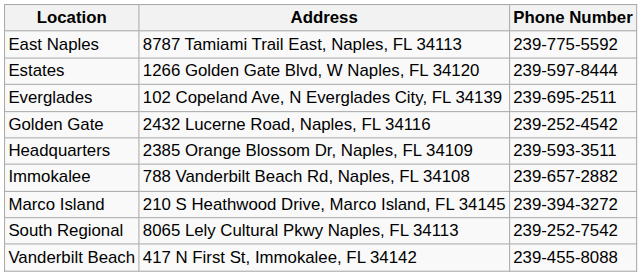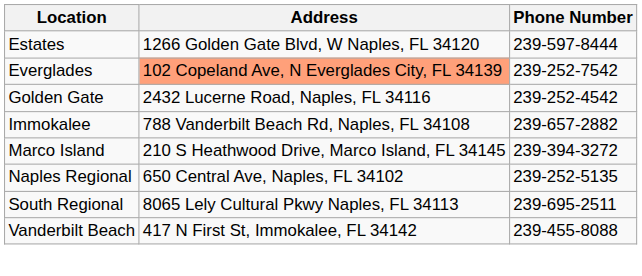- row: (54, 44)
(322, 97) no background -> (322, 71) lightsalmon background
(565, 97) 239-695-2511 -> (566, 71) 239-252-7542
- row: (59, 151)
+ row: (70, 177)
(566, 230) 239-252-7542 -> (565, 204) 239-695-2511
